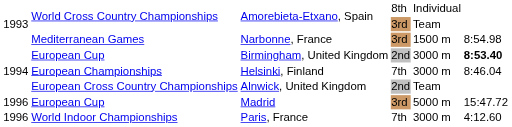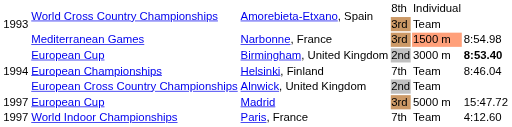(432, 39) no background -> (432, 39) lightsalmon background
(432, 71) 3000 m -> (427, 71) Team
(16, 102) 1996 -> (16, 102) 1997
(16, 118) 1996 -> (16, 118) 1997
(432, 118) 3000 m -> (427, 118) Team
